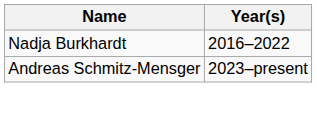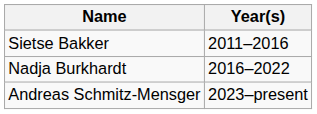+ row: (59, 43)
